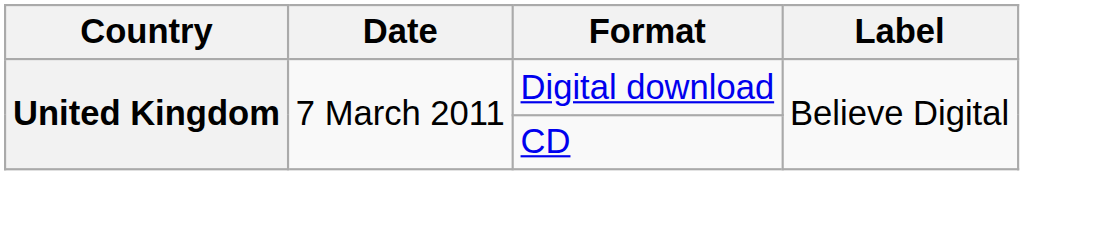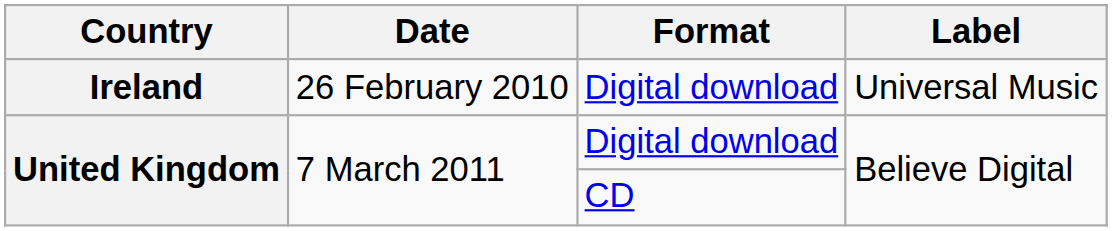+ row: (146, 86)
